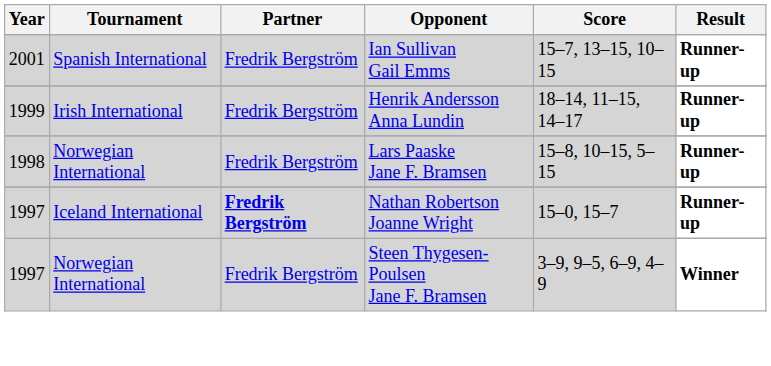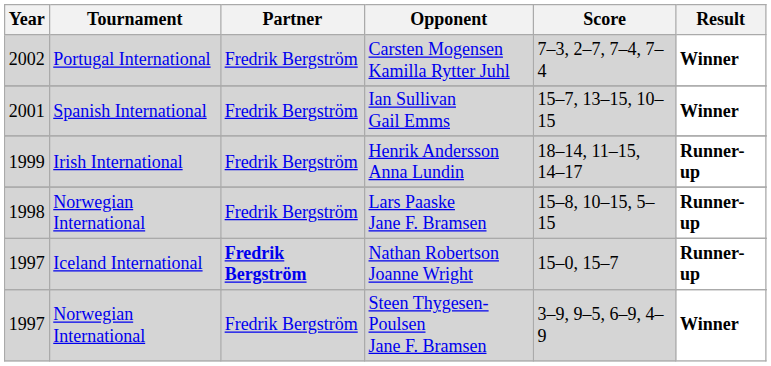+ row: (439, 60)
(712, 60) Runner-up -> (709, 110) Winner
